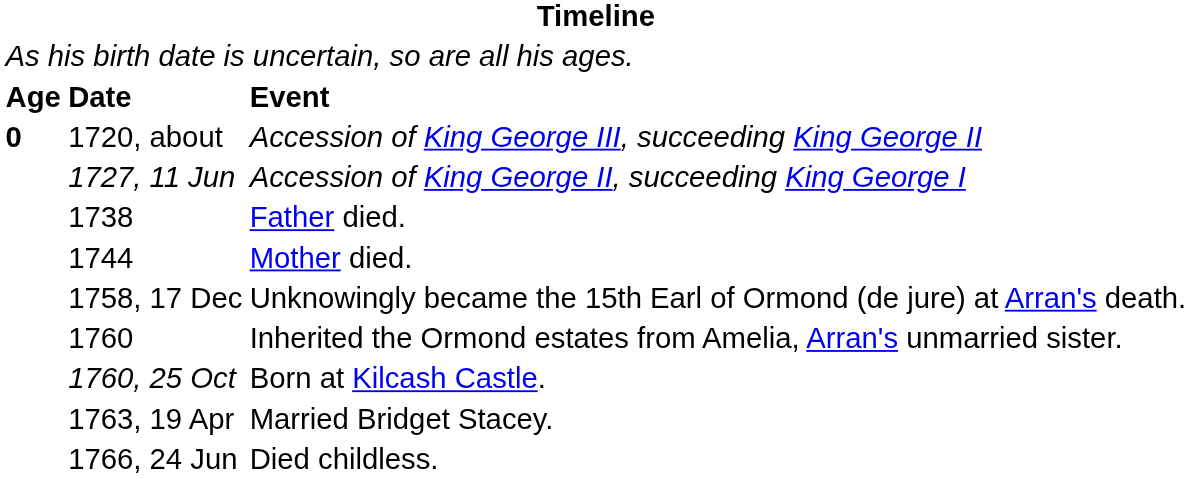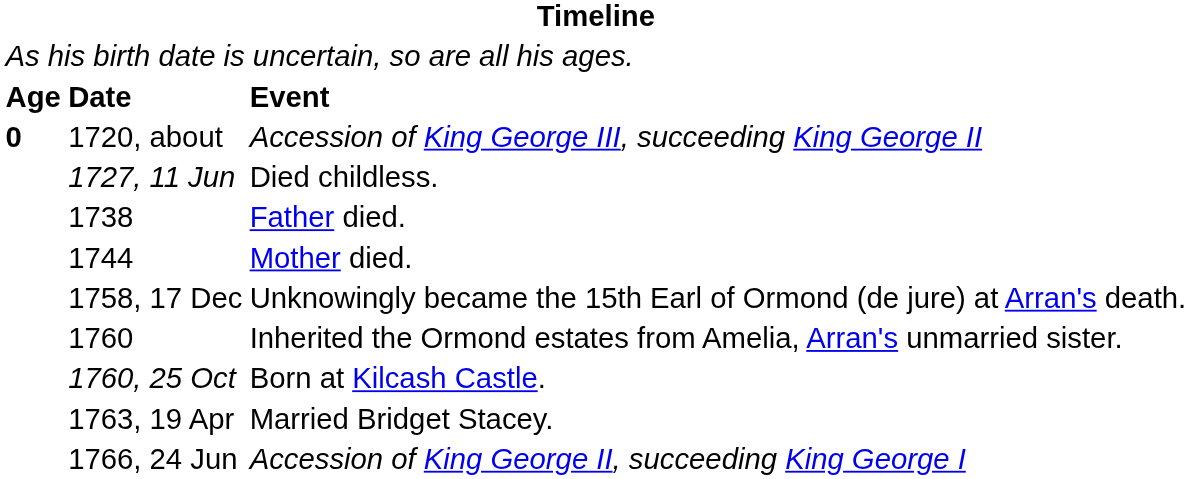(608, 177) Accession of King George II, succeeding King George I -> (344, 177) Died childless.
(344, 459) Died childless. -> (608, 459) Accession of King George II, succeeding King George I
